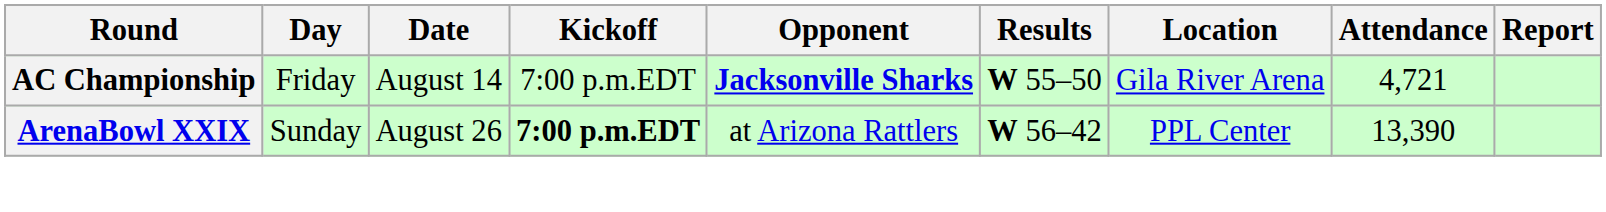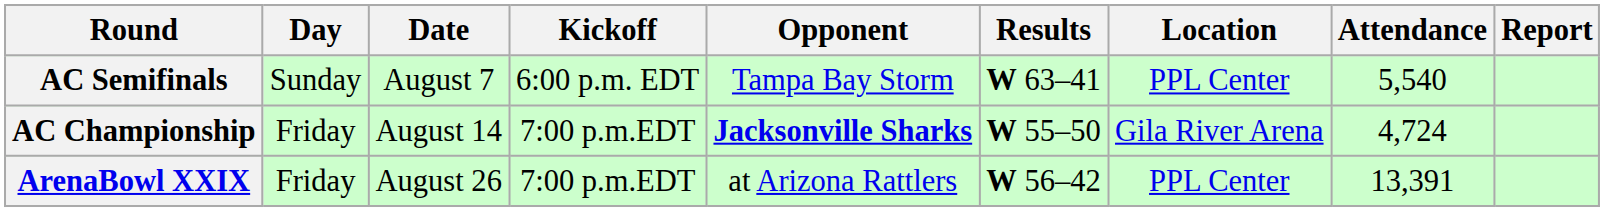+ row: (134, 80)
(1413, 80) 4,721 -> (1412, 130) 4,724
(316, 130) Sunday -> (316, 181) Friday
(608, 130) bold -> (608, 181) normal
(1413, 130) 13,390 -> (1412, 181) 13,391
